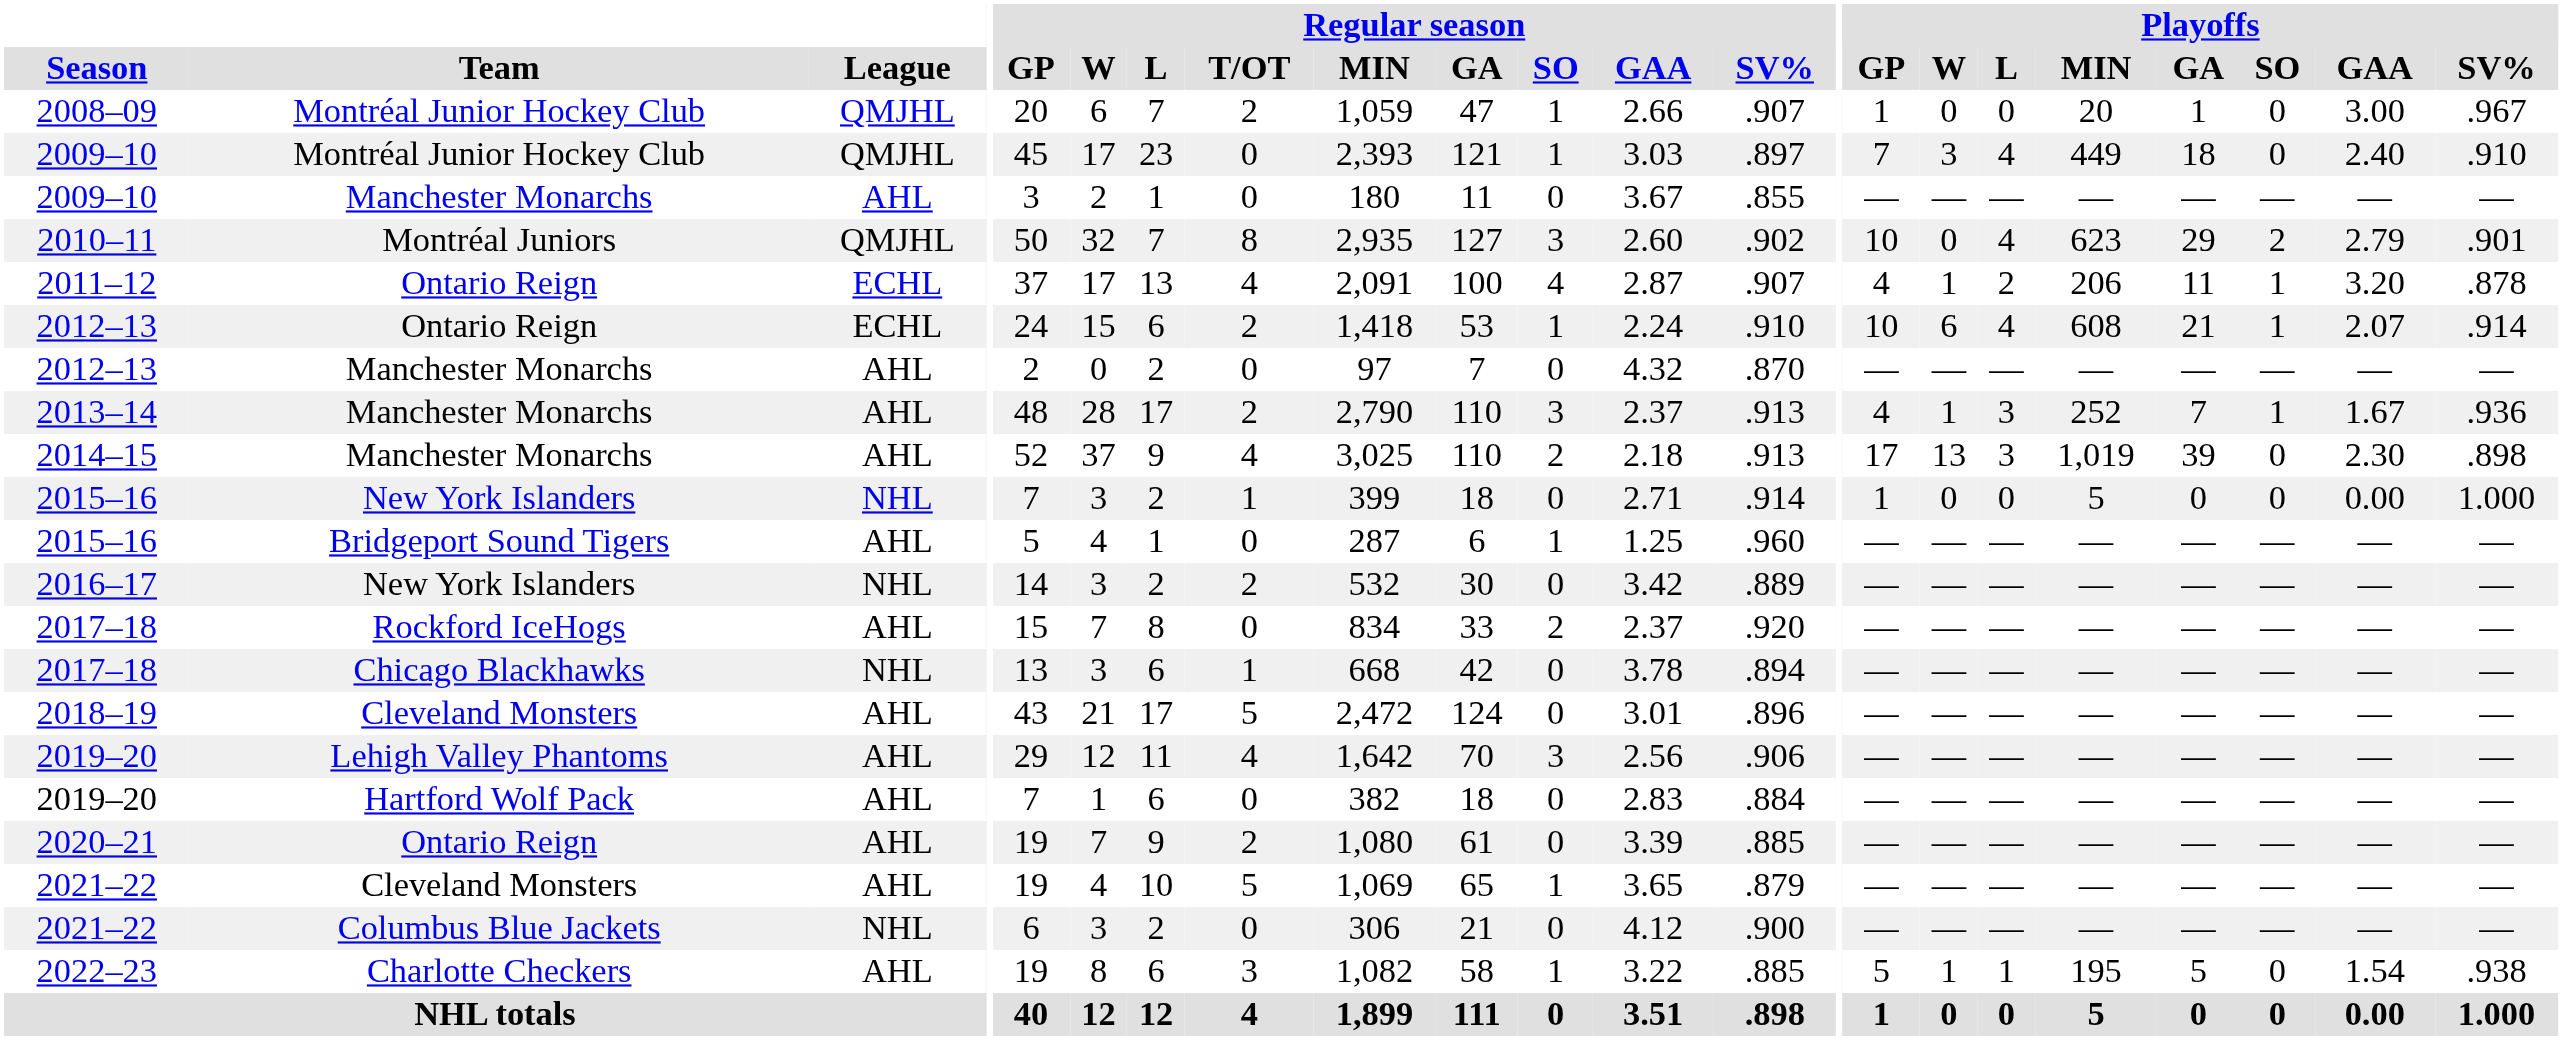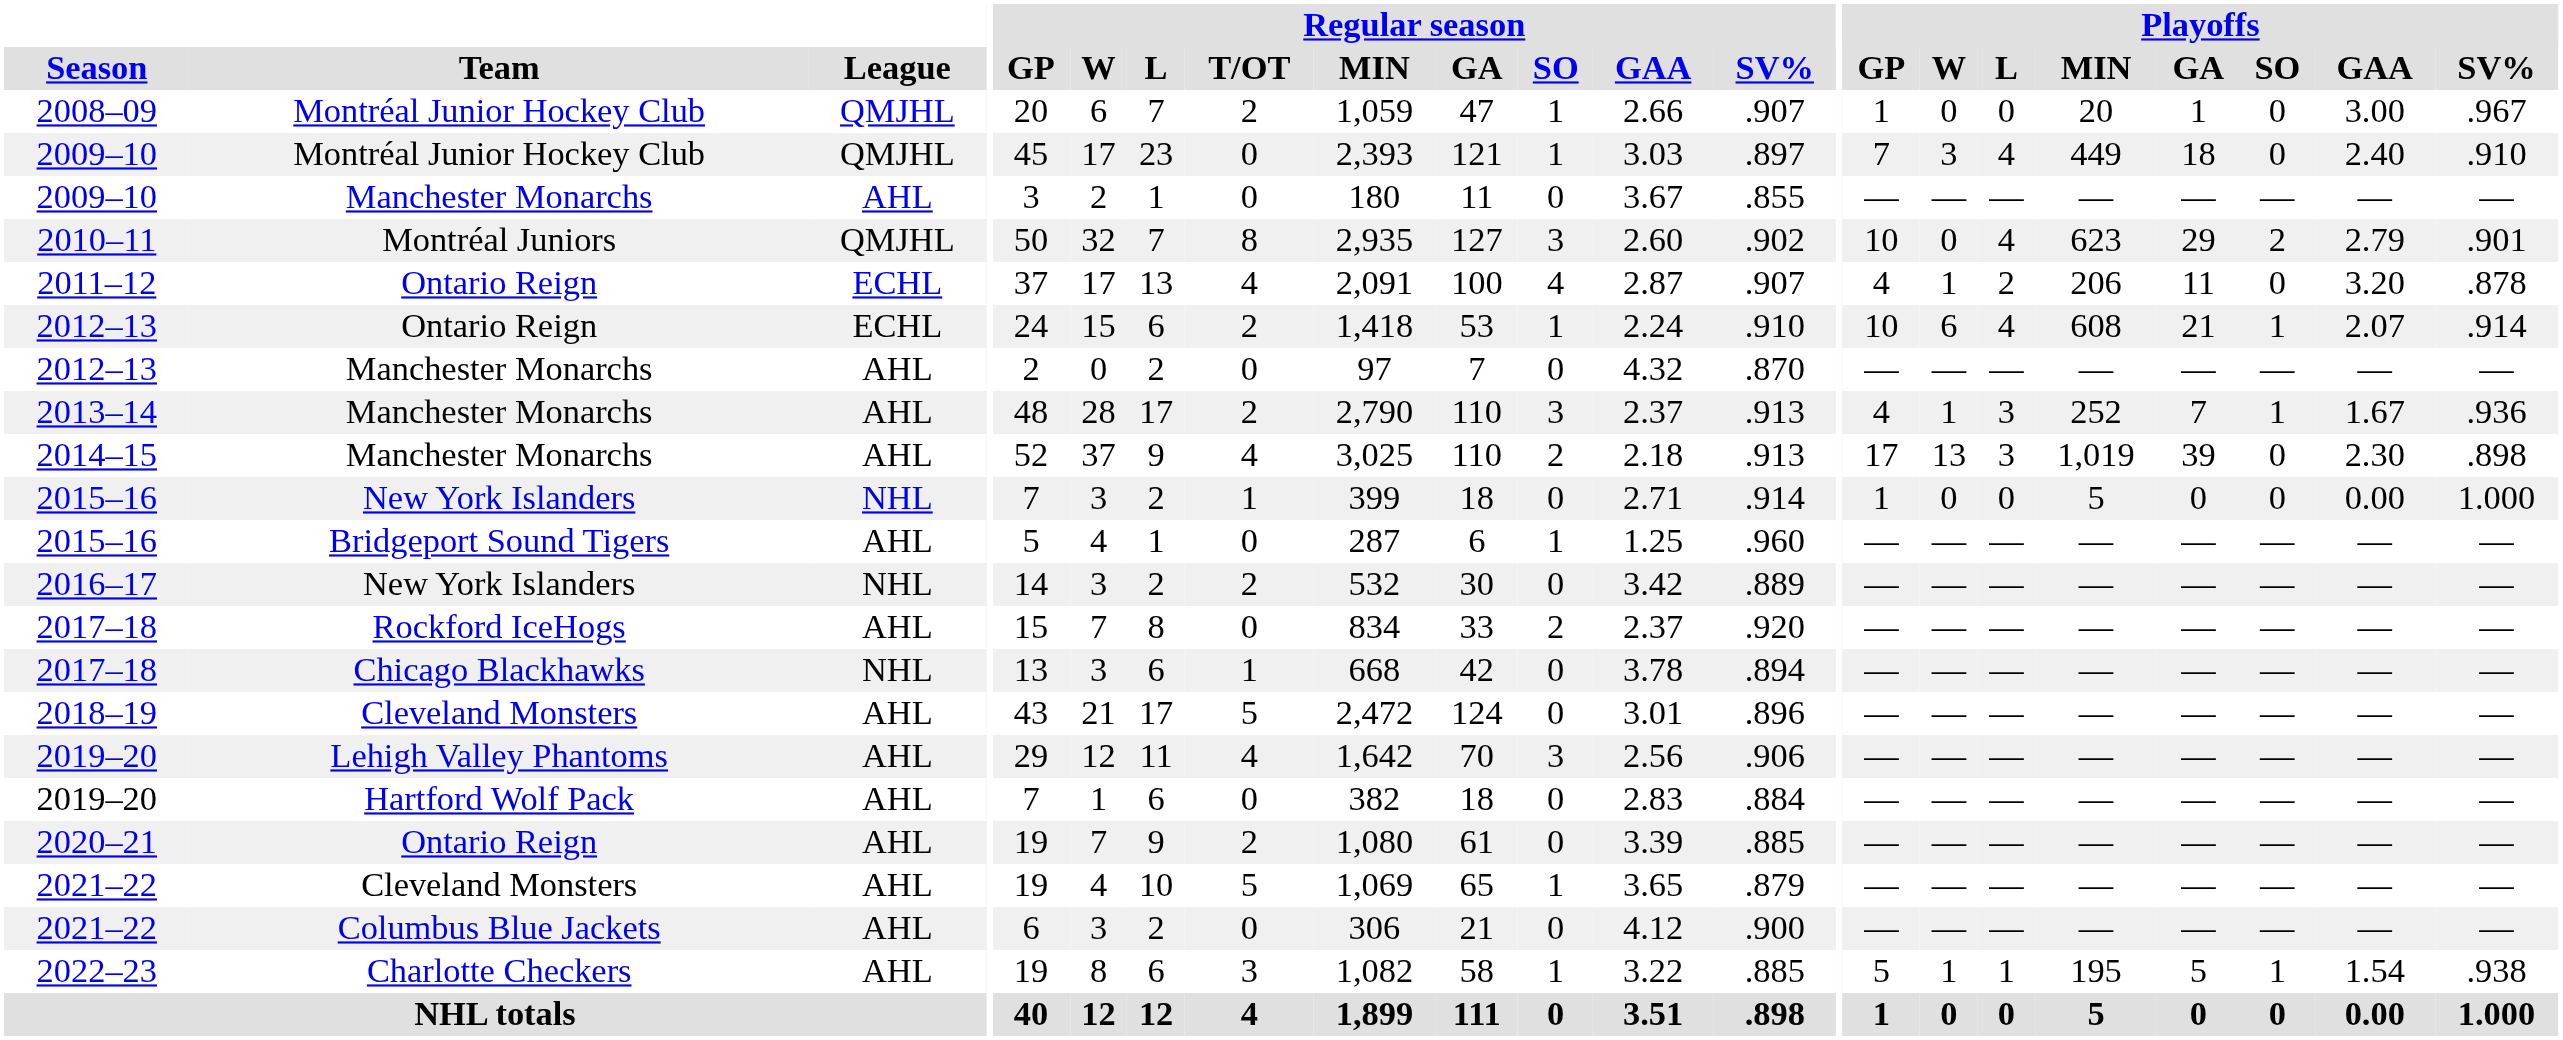(2277, 282) 1 -> (2277, 282) 0
(897, 927) NHL -> (897, 927) AHL
(2277, 970) 0 -> (2277, 970) 1
